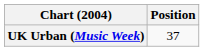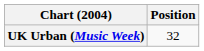(173, 35) 37 -> (173, 35) 32
